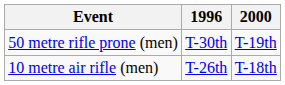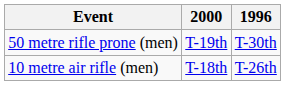columns swapped: (206, 17) <-> (256, 17)
